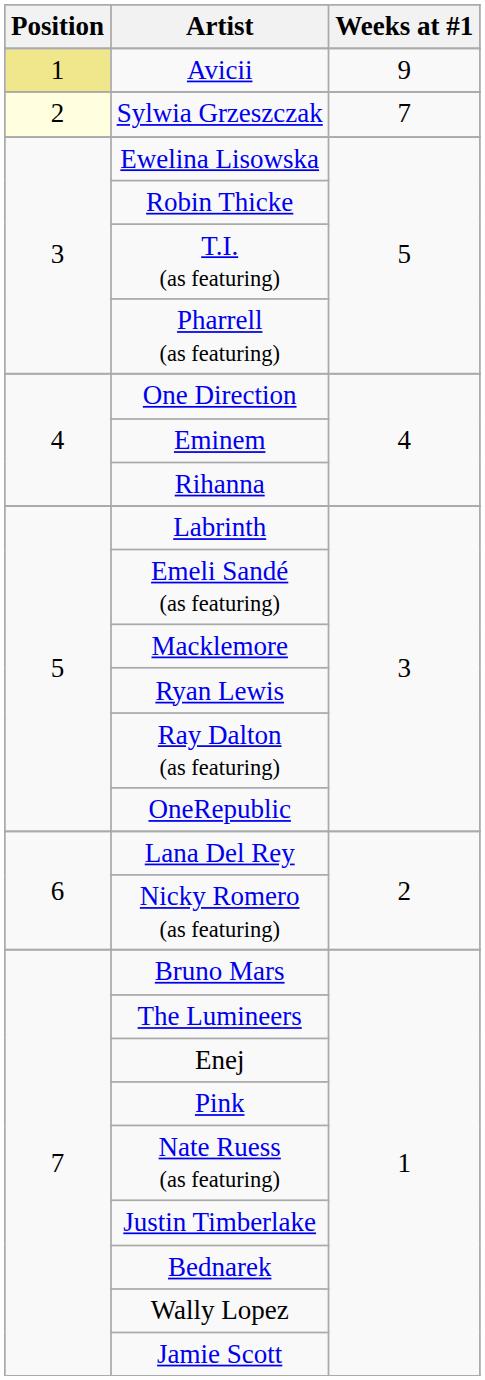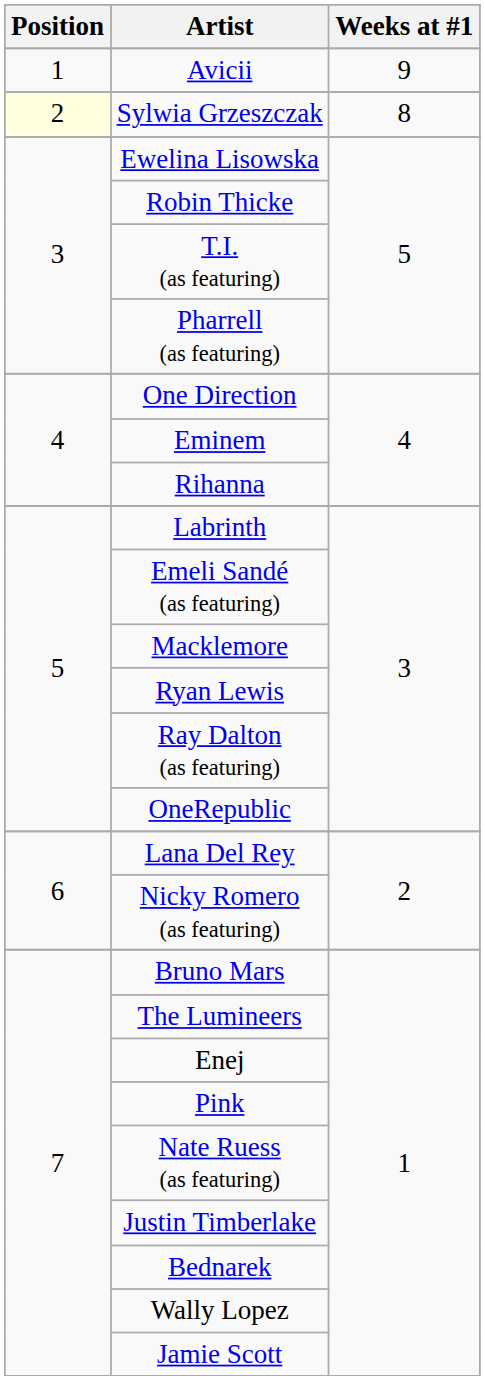(58, 69) khaki background -> (58, 69) no background
(404, 113) 7 -> (404, 113) 8
